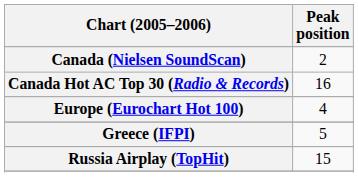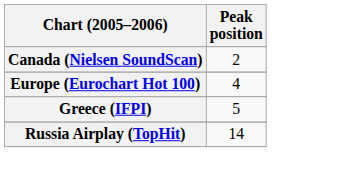- row: (149, 84)
(323, 158) 15 -> (236, 134) 14
